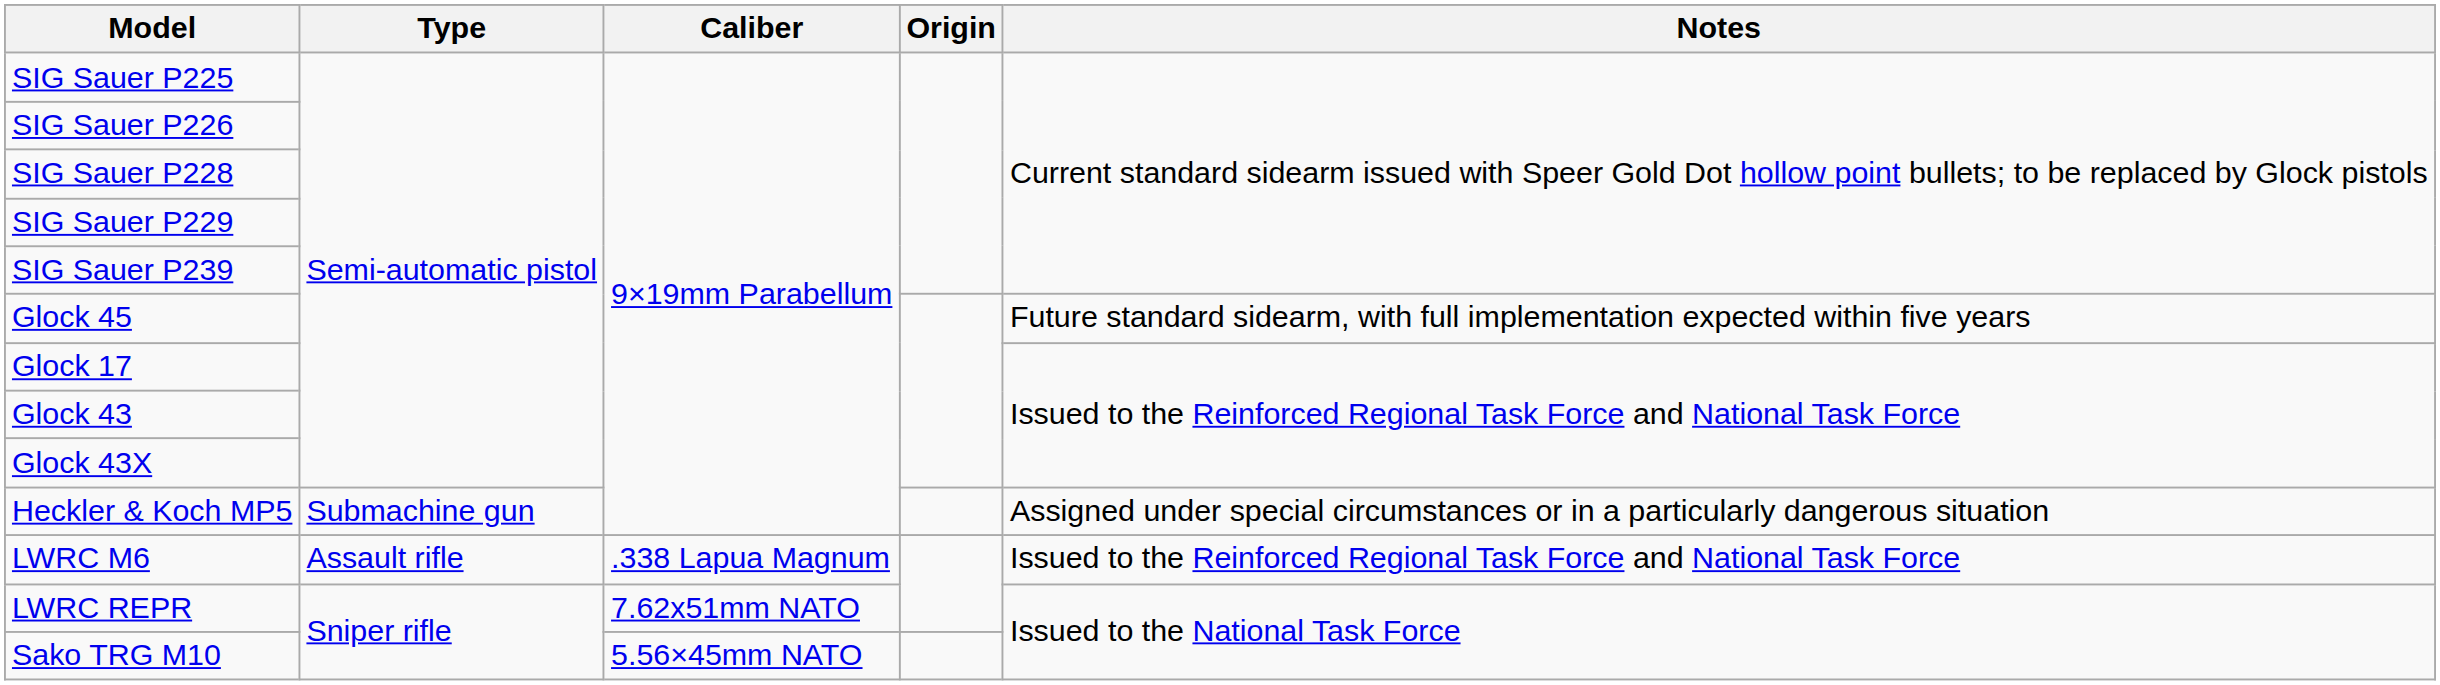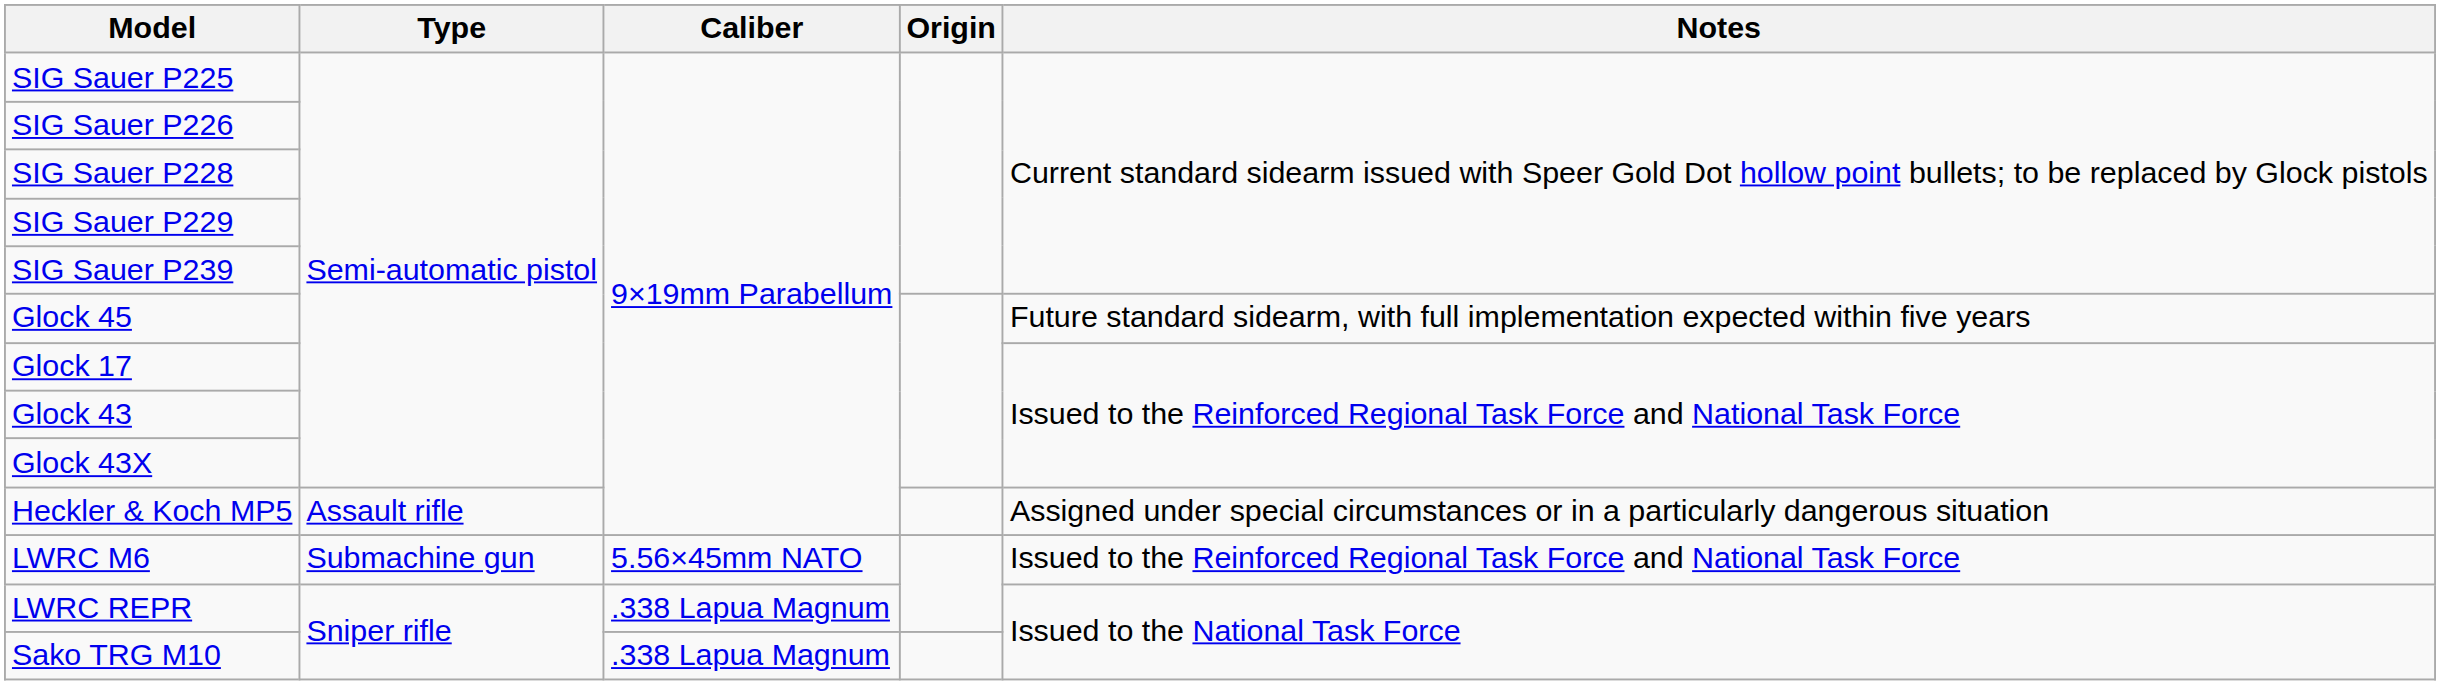(421, 510) Submachine gun -> (385, 510) Assault rifle
(385, 558) Assault rifle -> (421, 558) Submachine gun
(750, 558) .338 Lapua Magnum -> (737, 558) 5.56×45mm NATO
(736, 607) 7.62x51mm NATO -> (750, 607) .338 Lapua Magnum
(737, 655) 5.56×45mm NATO -> (750, 655) .338 Lapua Magnum
